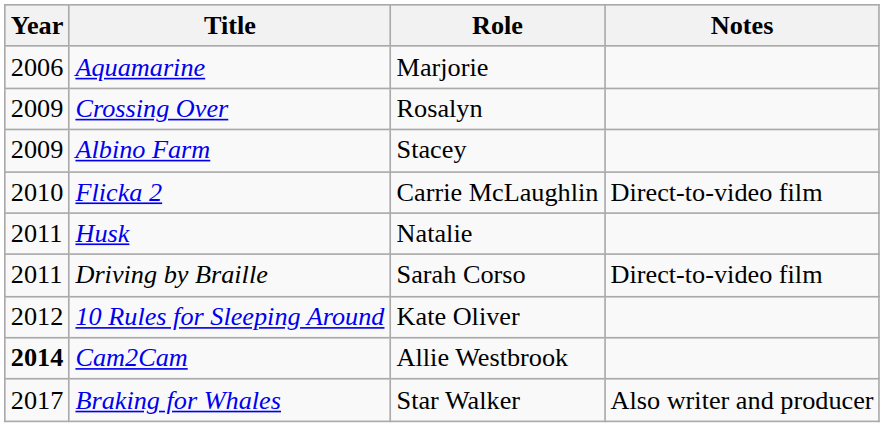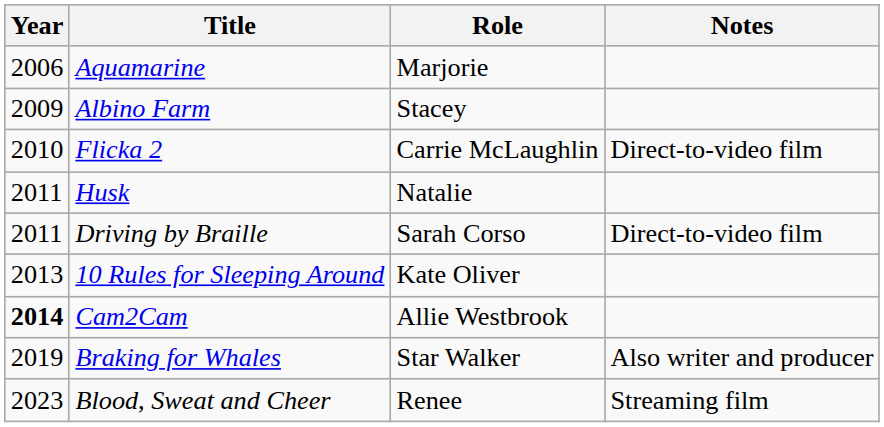- row: (152, 108)
(37, 316) 2012 -> (37, 274) 2013
(37, 399) 2017 -> (37, 358) 2019
+ row: (203, 399)
